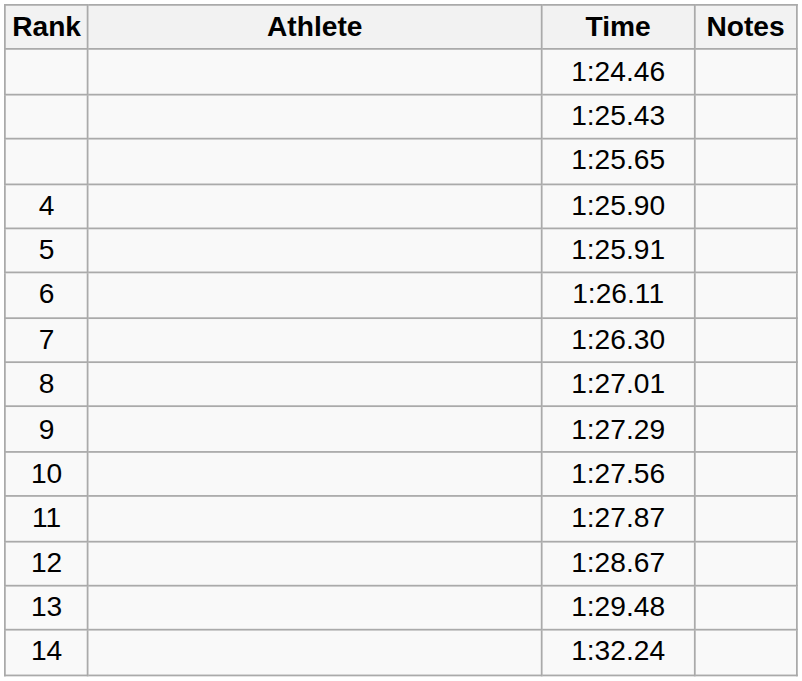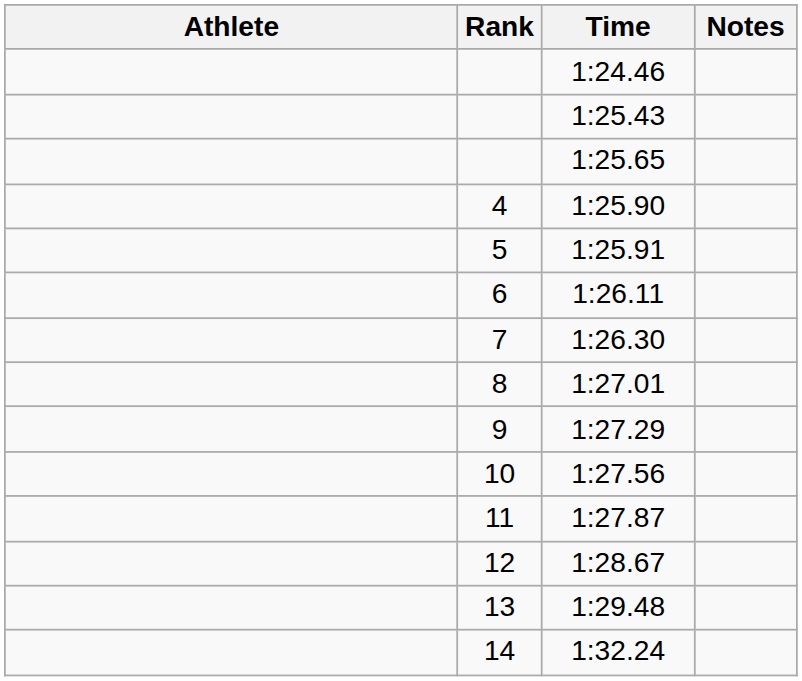columns swapped: (47, 26) <-> (315, 26)
